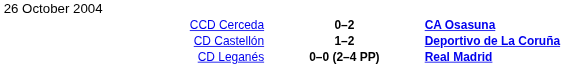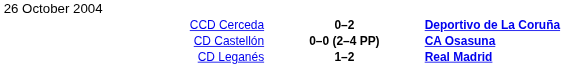(460, 25) CA Osasuna -> (492, 25) Deportivo de La Coruña
(344, 41) 1–2 -> (344, 41) 0–0 (2–4 PP)
(492, 41) Deportivo de La Coruña -> (460, 41) CA Osasuna
(344, 57) 0–0 (2–4 PP) -> (344, 57) 1–2
